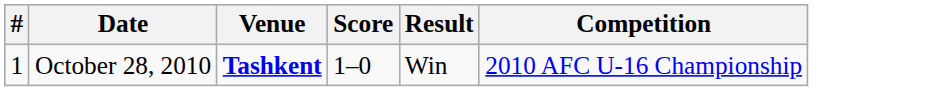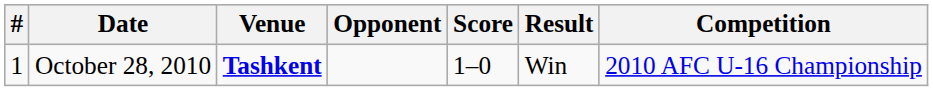+ column: (387, 24)
